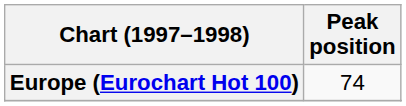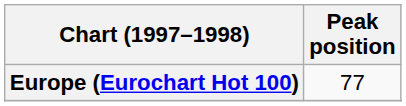(352, 82) 74 -> (352, 82) 77
